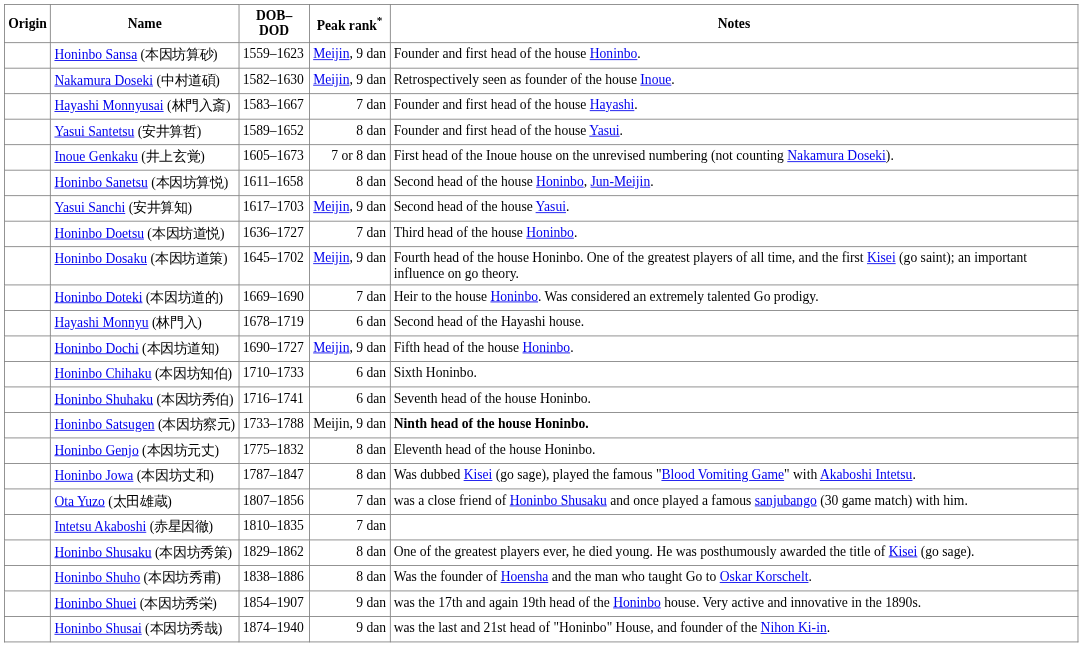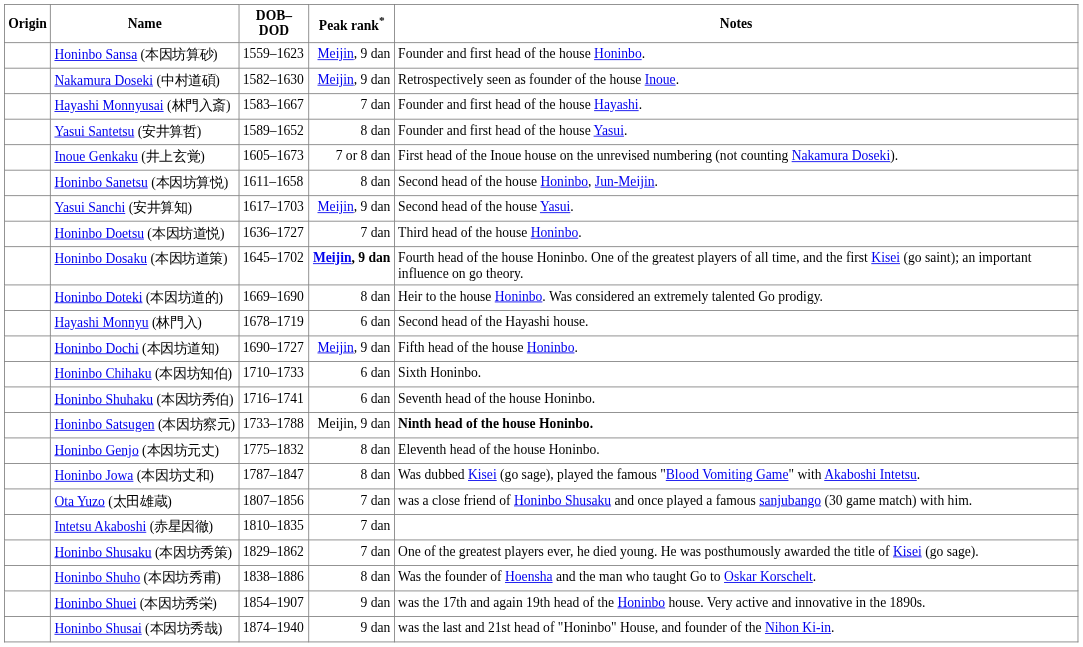(350, 258) normal -> (352, 258) bold
(371, 296) 7 dan -> (375, 296) 8 dan
(371, 551) 8 dan -> (375, 551) 7 dan
